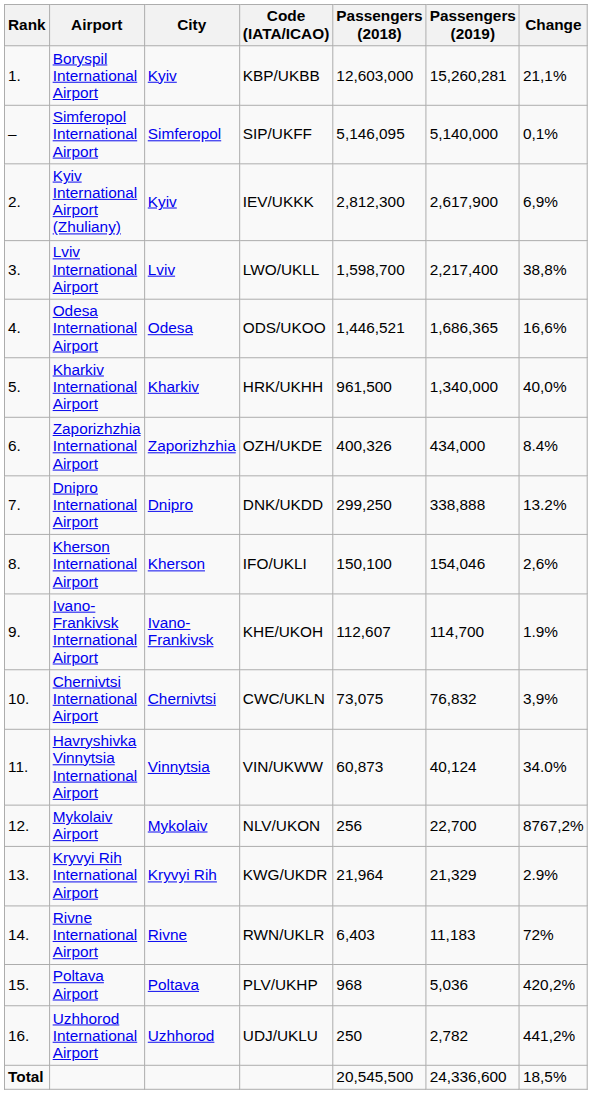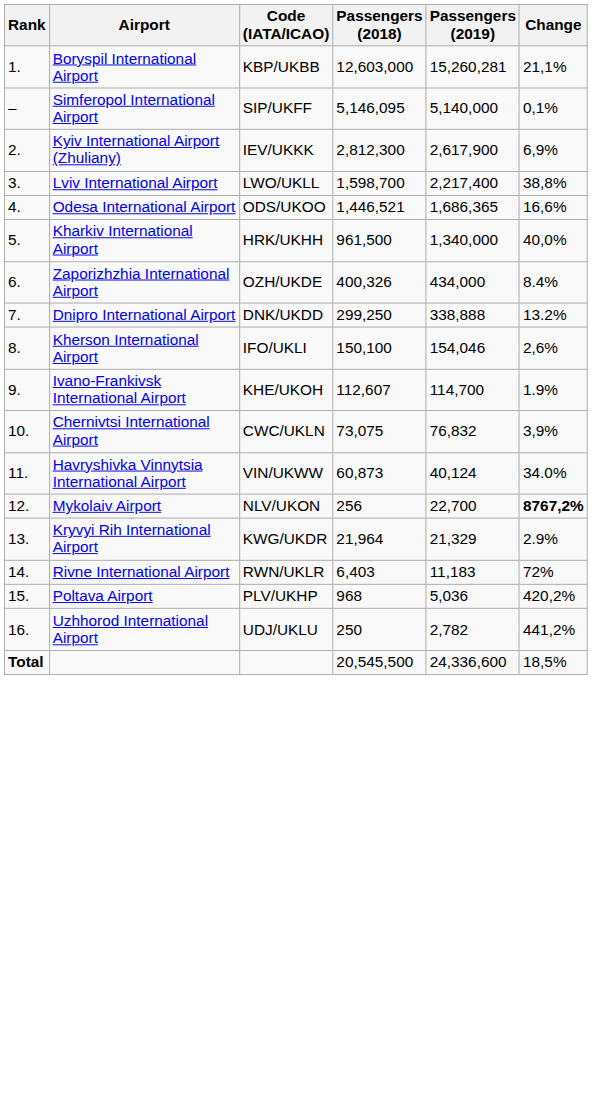- column: (192, 25)
(553, 825) normal -> (553, 506) bold
